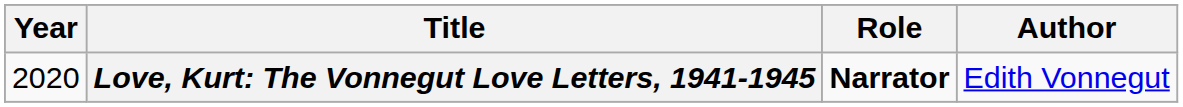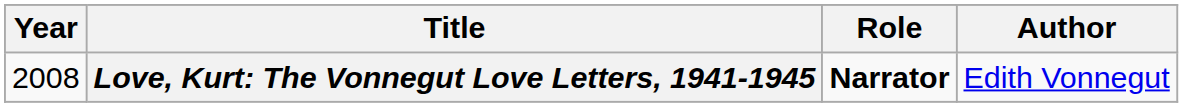(46, 76) 2020 -> (46, 76) 2008
